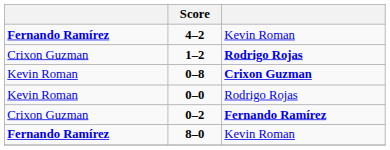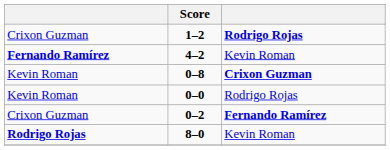rows swapped: (195, 34) <-> (195, 54)
(58, 134) Fernando Ramírez -> (46, 134) Rodrigo Rojas
